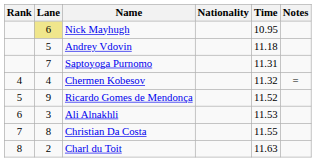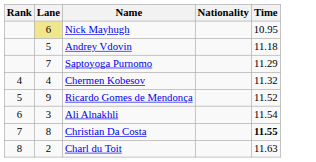- column: (296, 13)
(266, 64) 11.31 -> (266, 64) 11.29
(266, 115) 11.53 -> (266, 115) 11.54
(266, 132) normal -> (266, 132) bold
